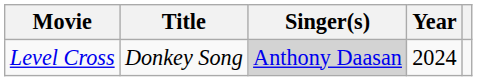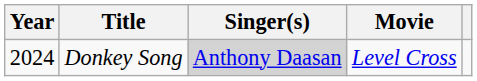columns swapped: (434, 22) <-> (62, 22)
